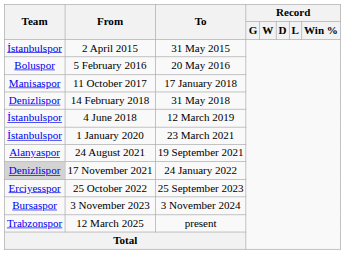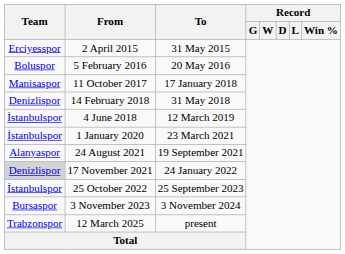(35, 48) İstanbulspor -> (35, 48) Erciyesspor
(35, 188) Erciyesspor -> (35, 188) İstanbulspor
